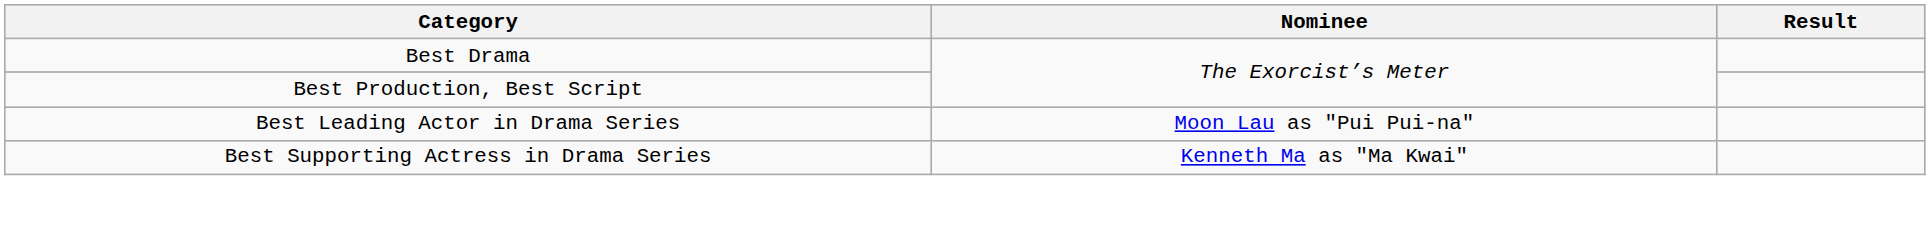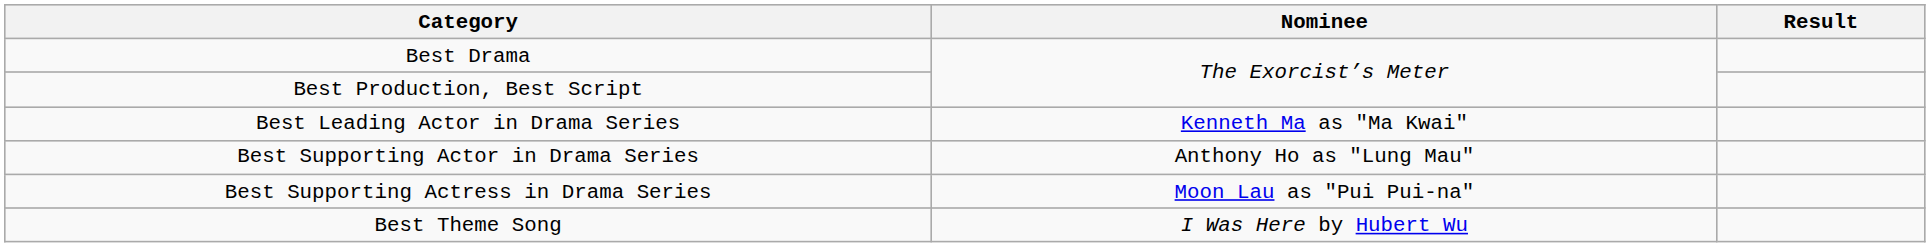(1324, 123) Moon Lau as "Pui Pui-na" -> (1324, 123) Kenneth Ma as "Ma Kwai"
+ row: (468, 157)
(1324, 157) Kenneth Ma as "Ma Kwai" -> (1324, 191) Moon Lau as "Pui Pui-na"
+ row: (468, 225)
